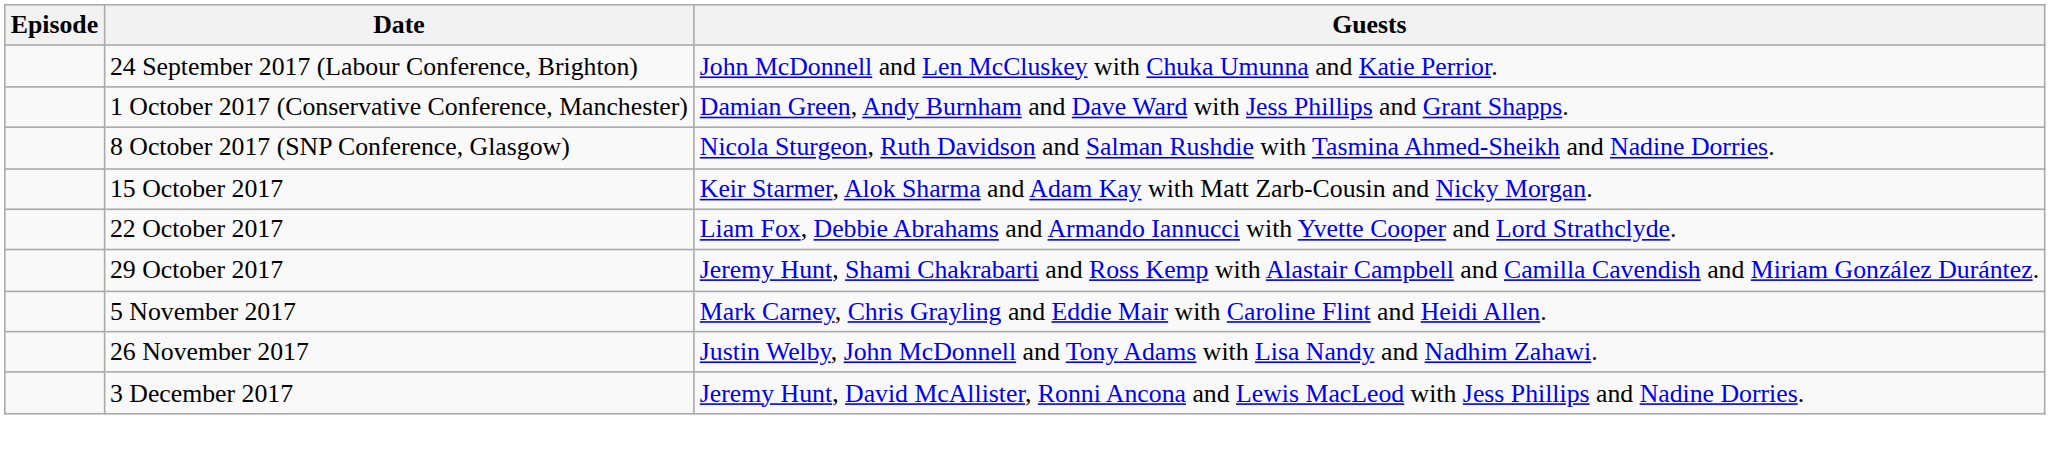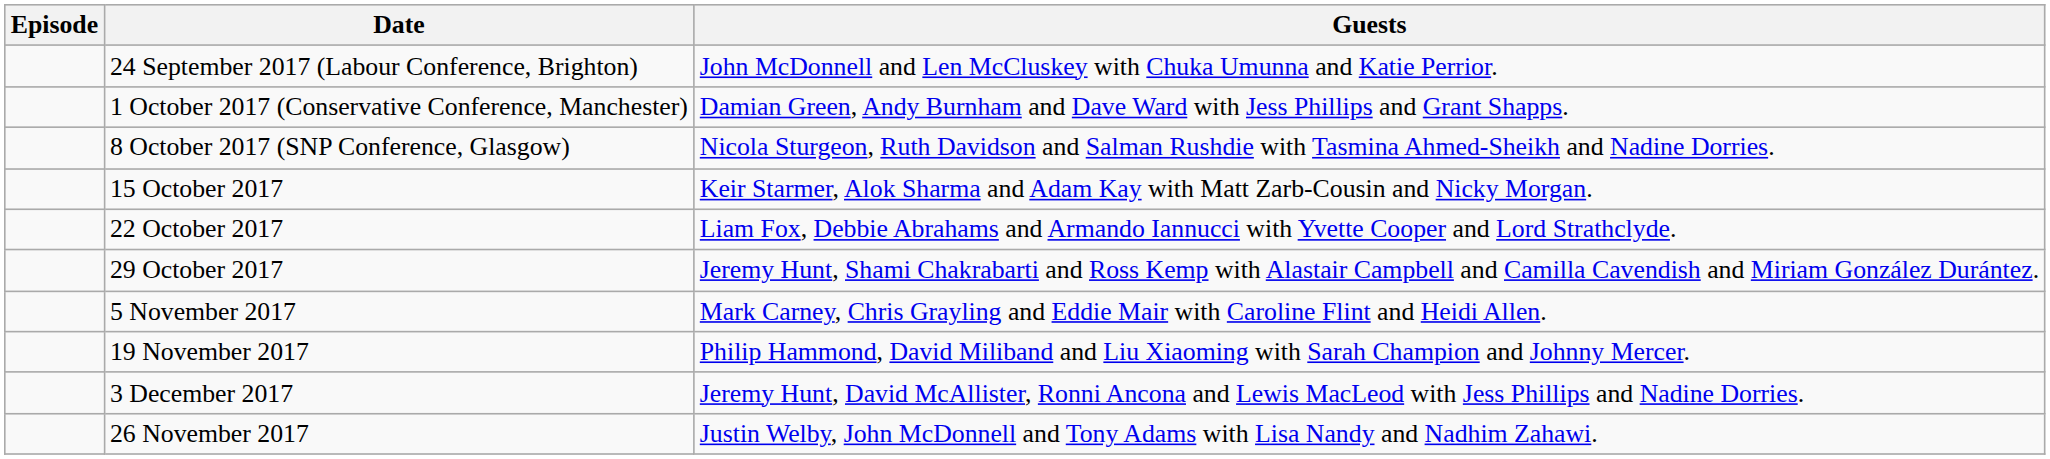+ row: (209, 351)
rows swapped: (209, 351) <-> (202, 392)
